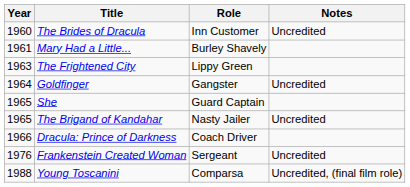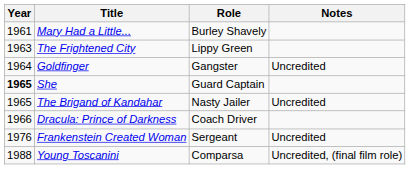- row: (91, 31)
(19, 102) normal -> (19, 84) bold
